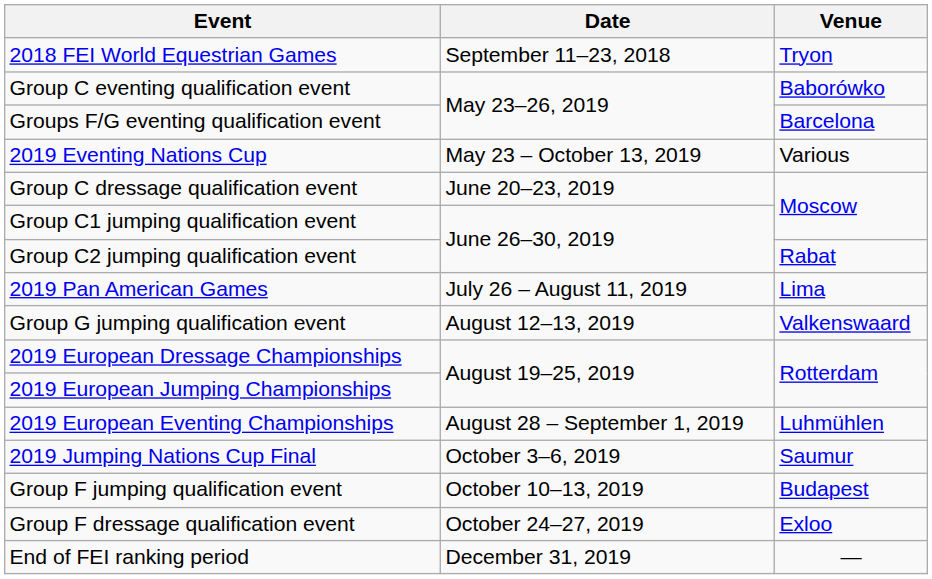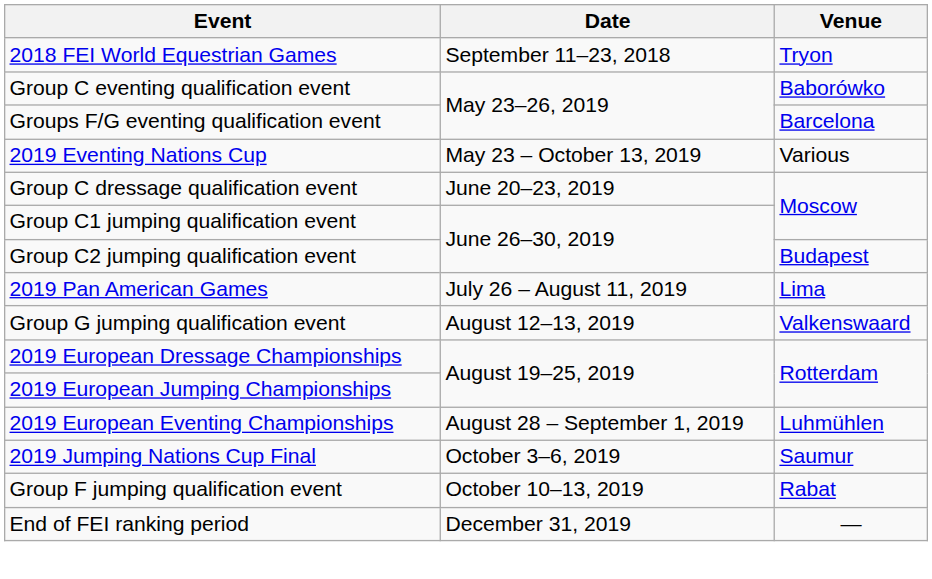(808, 255) Rabat -> (824, 255) Budapest
(824, 490) Budapest -> (808, 490) Rabat
- row: (182, 523)
